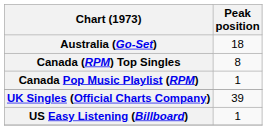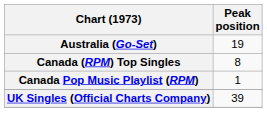(238, 44) 18 -> (238, 44) 19
- row: (109, 116)
